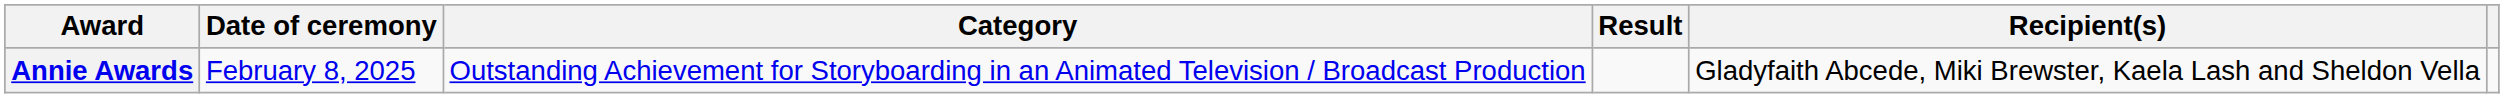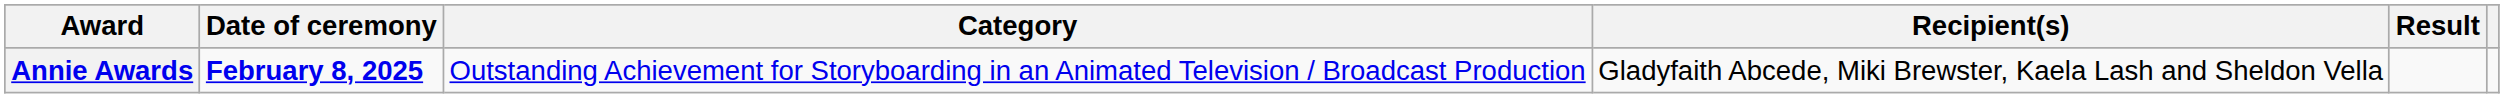columns swapped: (2088, 26) <-> (1640, 26)
(311, 69) normal -> (315, 69) bold
